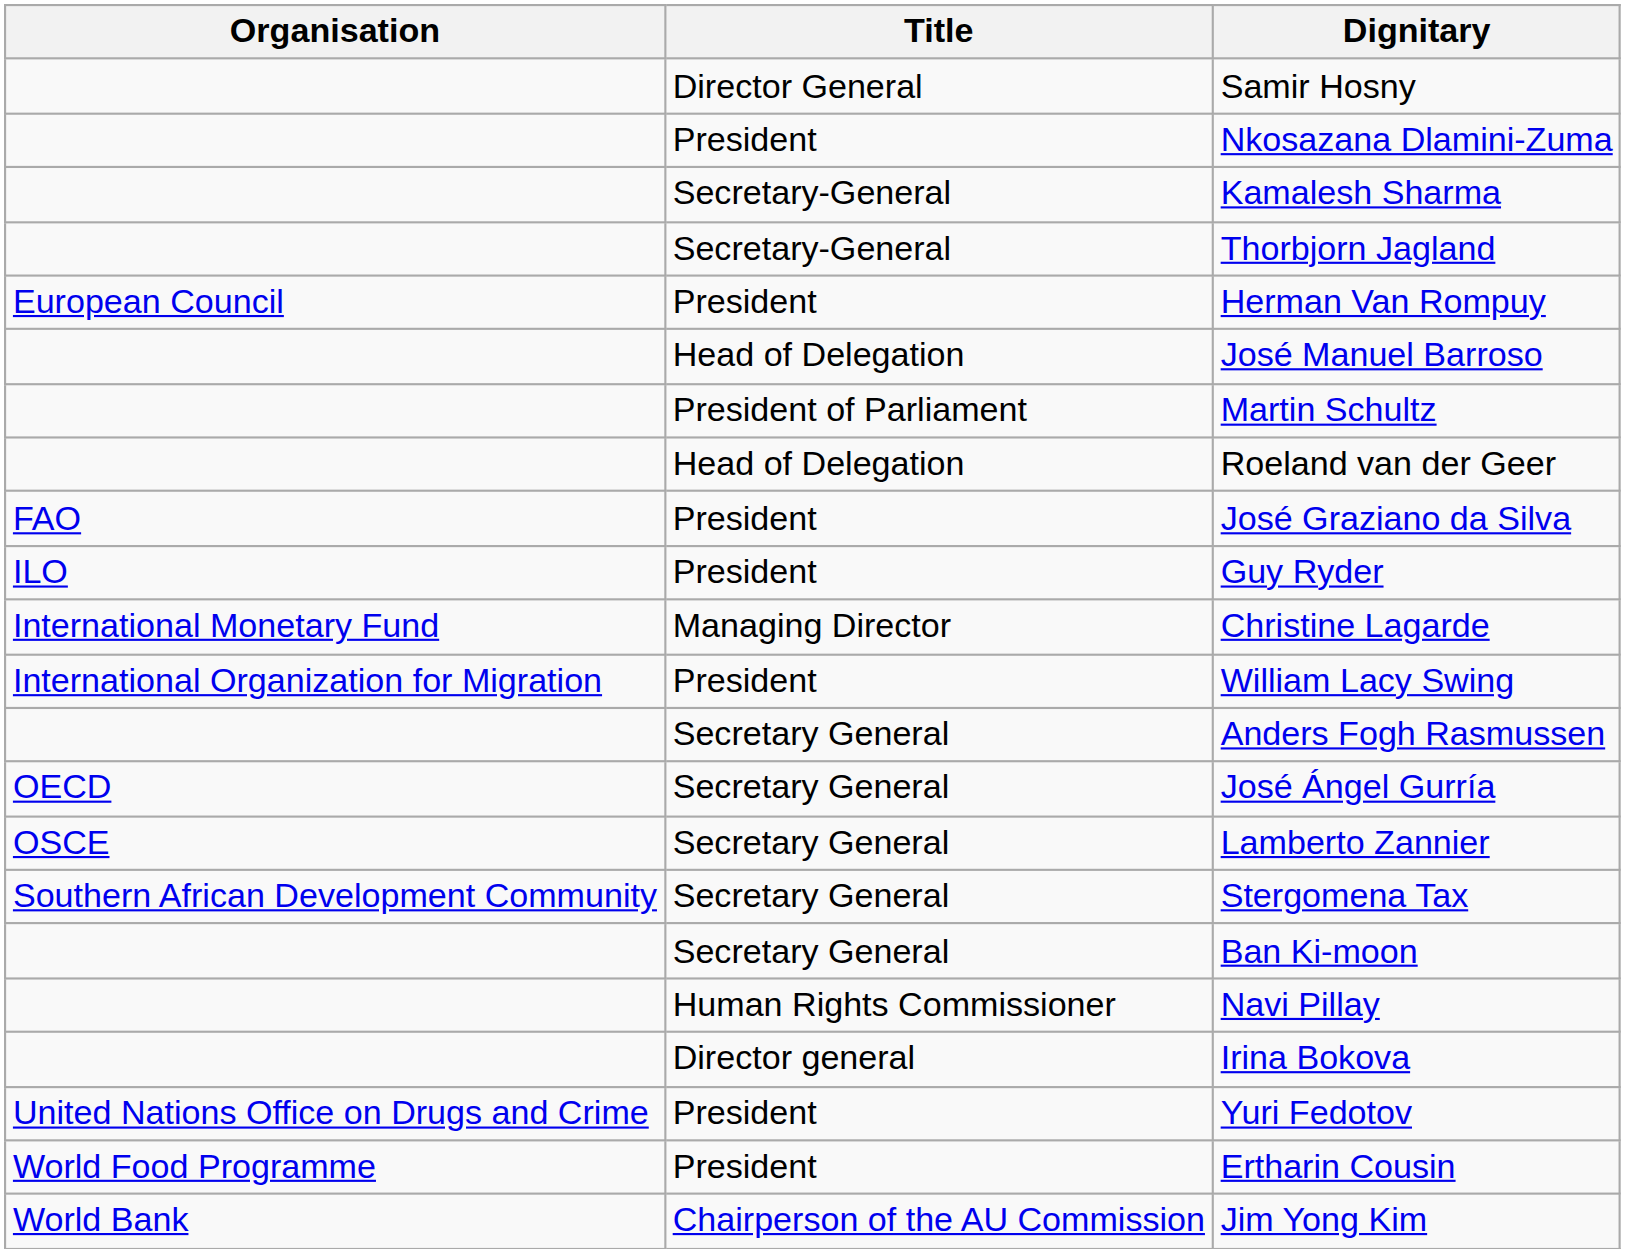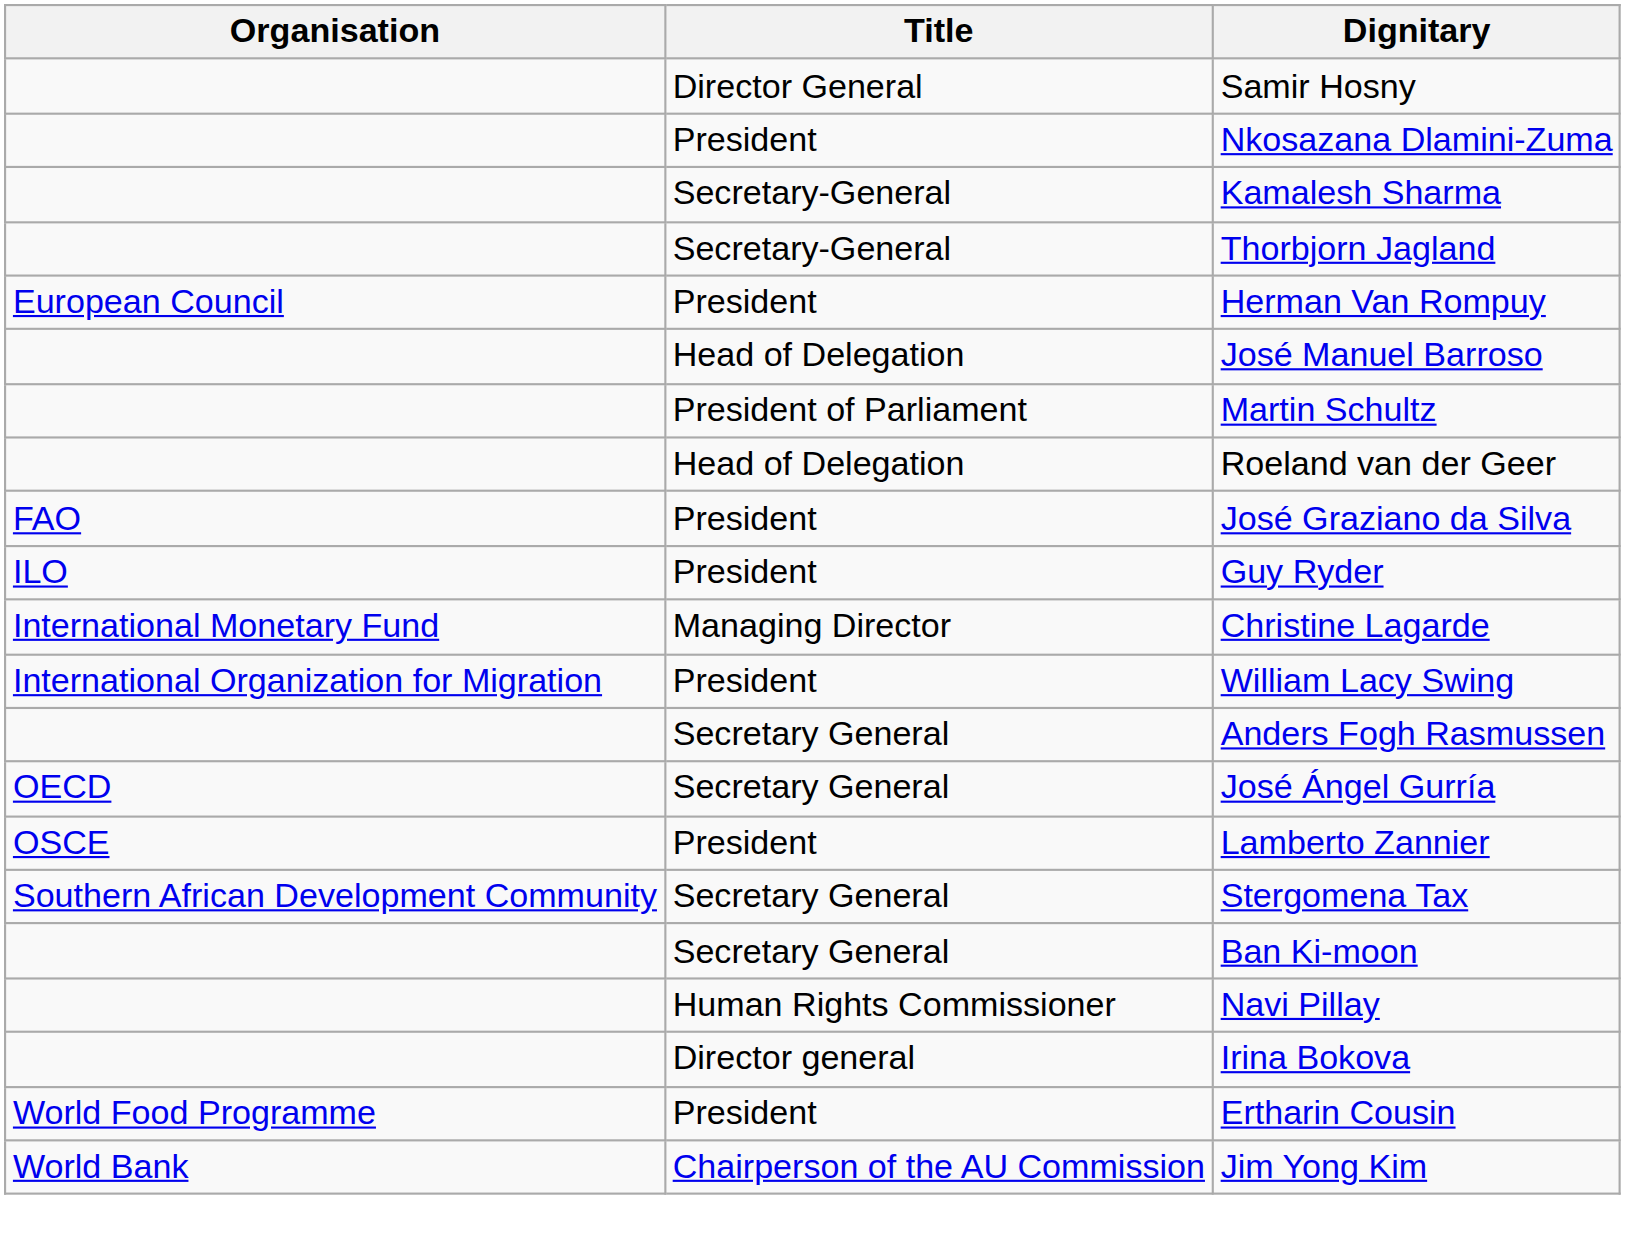(811, 842) Secretary General -> (745, 842) President
- row: (1316, 1112)
